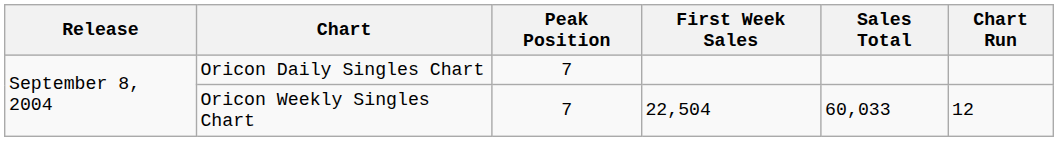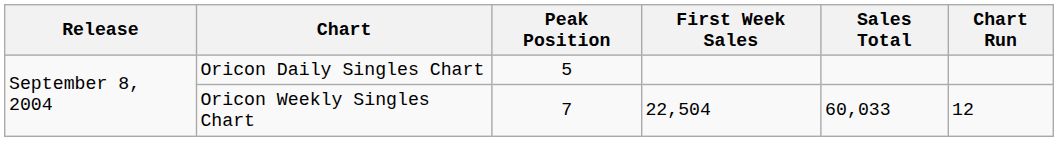(567, 70) 7 -> (567, 70) 5
